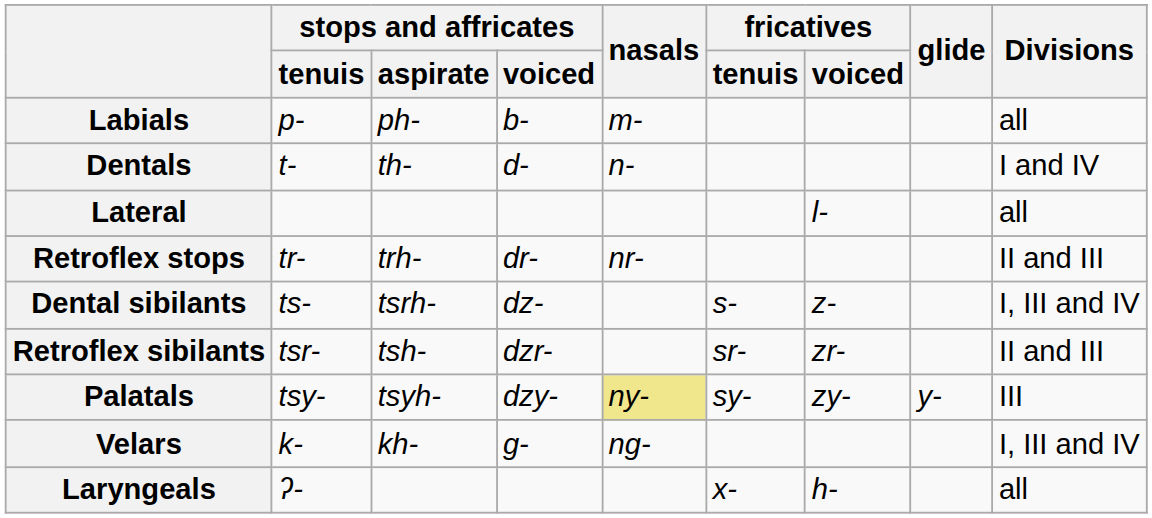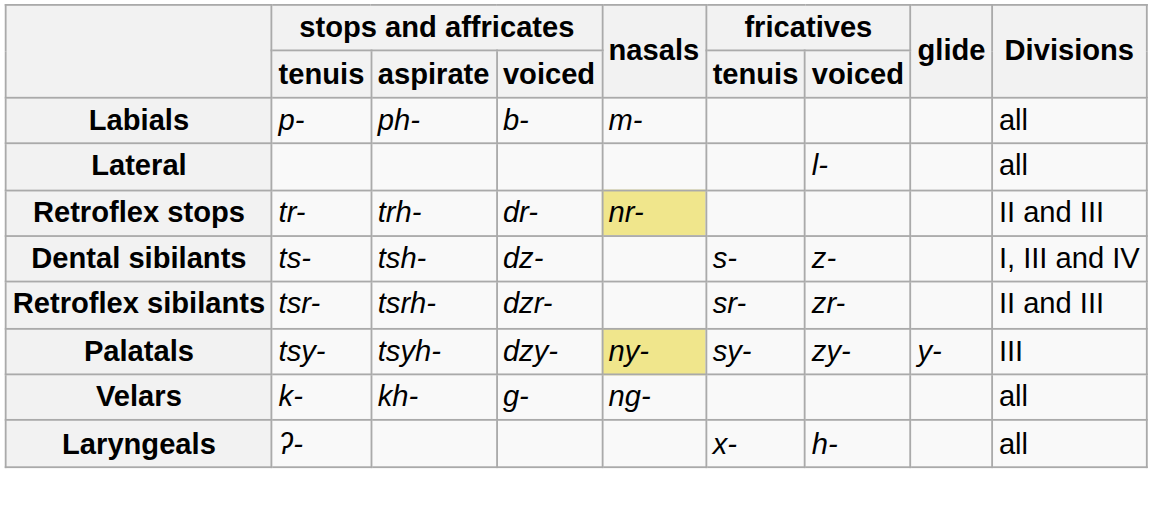- row: (139, 166)
(626, 258) no background -> (626, 212) khaki background
(407, 304) tsrh- -> (402, 258) tsh-
(402, 350) tsh- -> (407, 304) tsrh-
(1069, 443) I, III and IV -> (1013, 397) all
